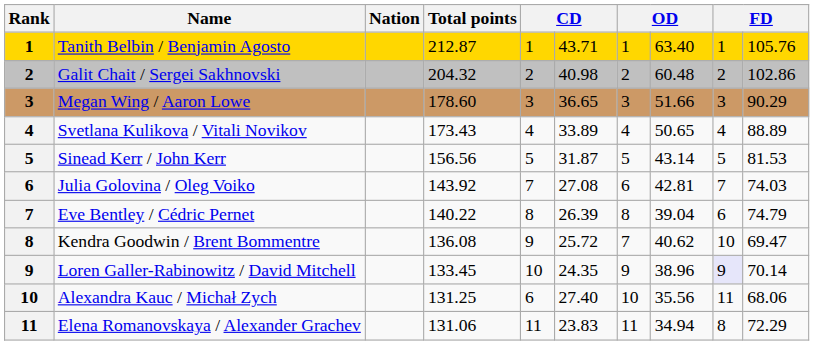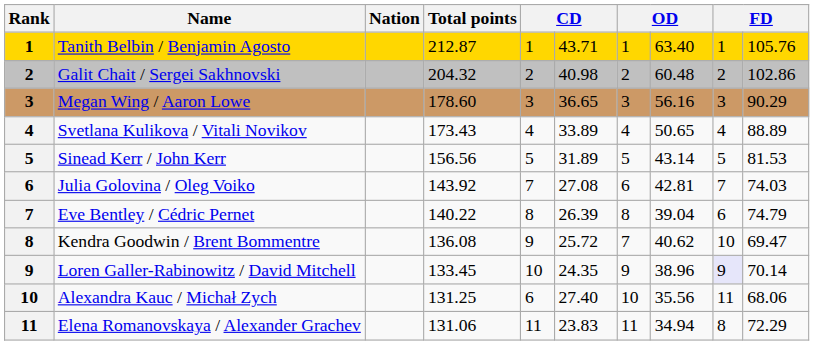(674, 102) 51.66 -> (674, 102) 56.16
(578, 158) 31.87 -> (578, 158) 31.89
